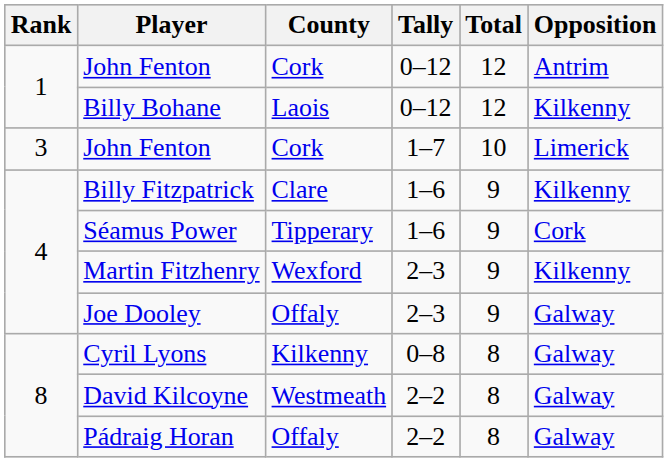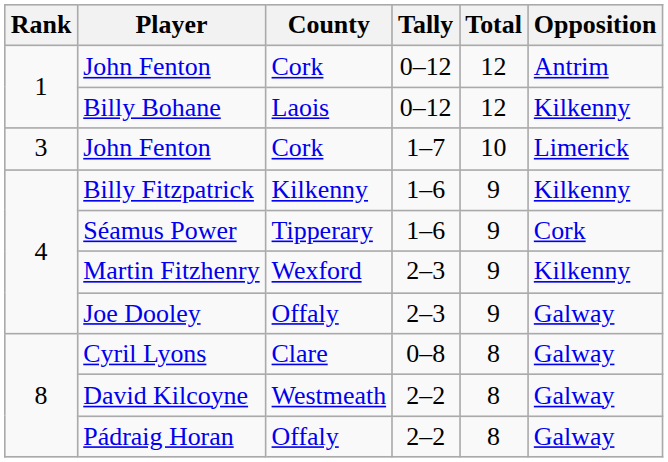(300, 189) Clare -> (320, 189) Kilkenny
(320, 353) Kilkenny -> (300, 353) Clare
